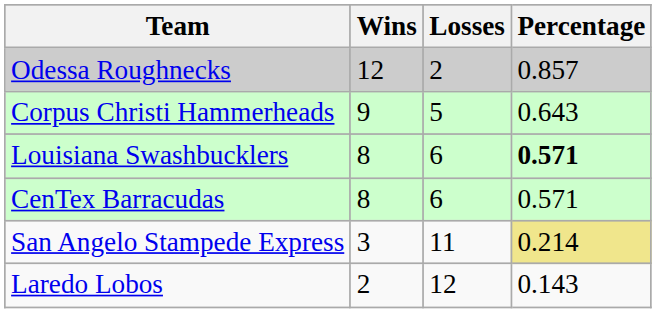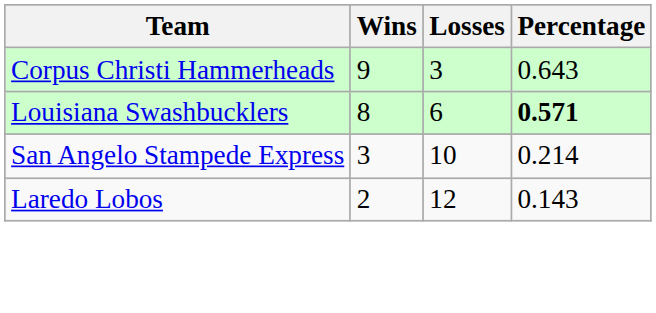- row: (121, 69)
(436, 112) 5 -> (436, 69) 3
- row: (118, 198)
(442, 241) 11 -> (443, 155) 10
(548, 241) khaki background -> (548, 155) no background
